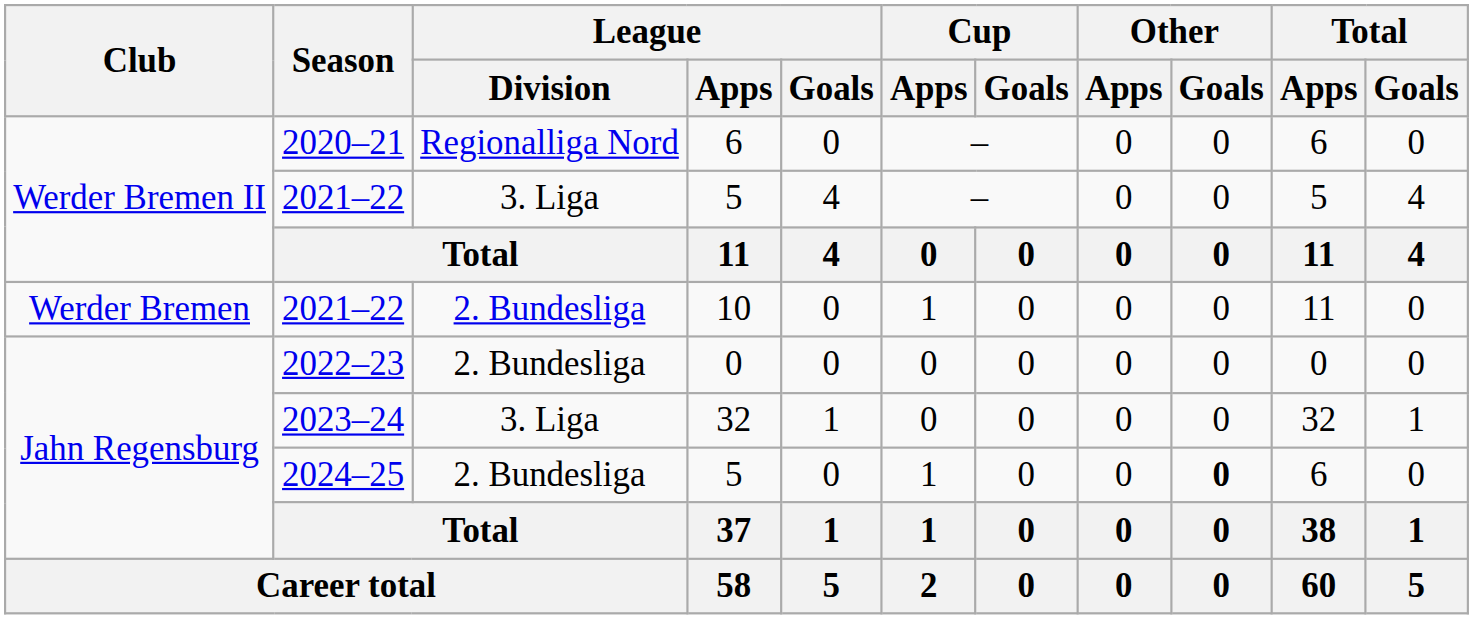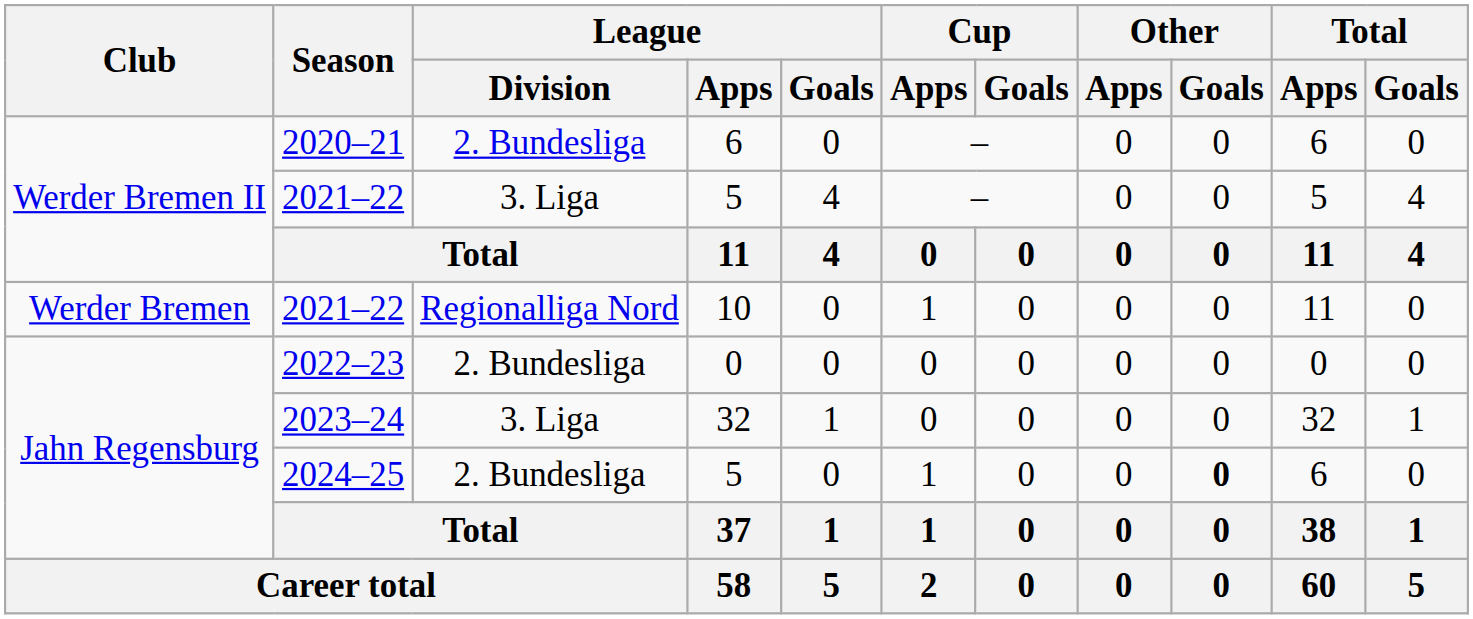(550, 142) Regionalliga Nord -> (550, 142) 2. Bundesliga
(550, 308) 2. Bundesliga -> (550, 308) Regionalliga Nord
